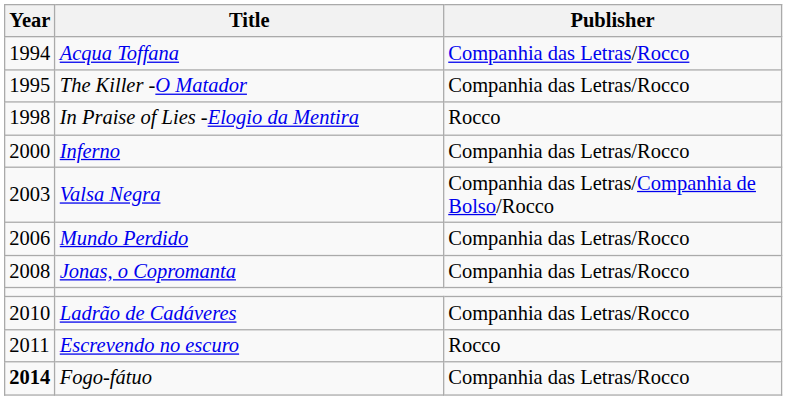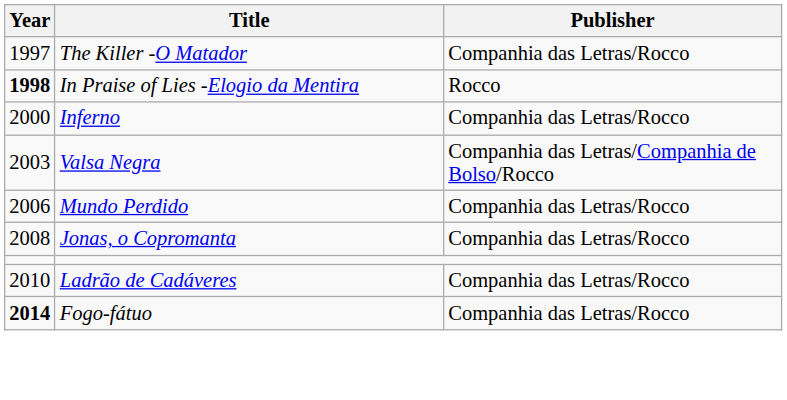- row: (119, 53)
(30, 85) 1995 -> (30, 53) 1997
(30, 118) normal -> (30, 85) bold
- row: (149, 345)
